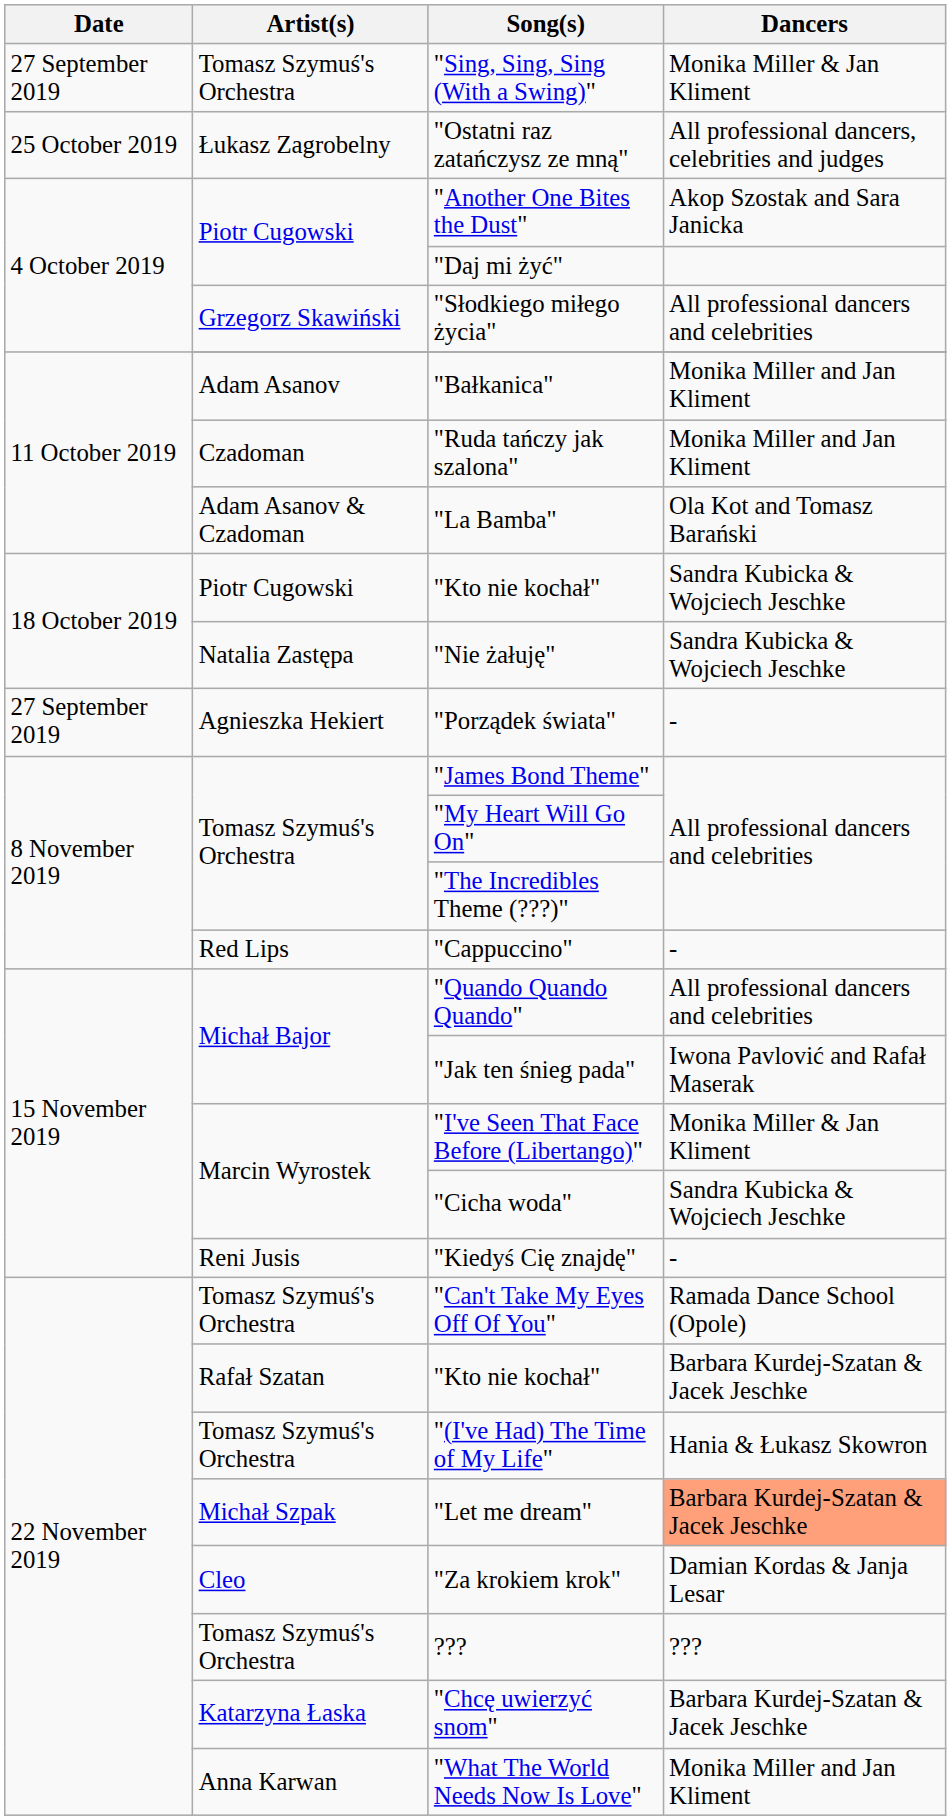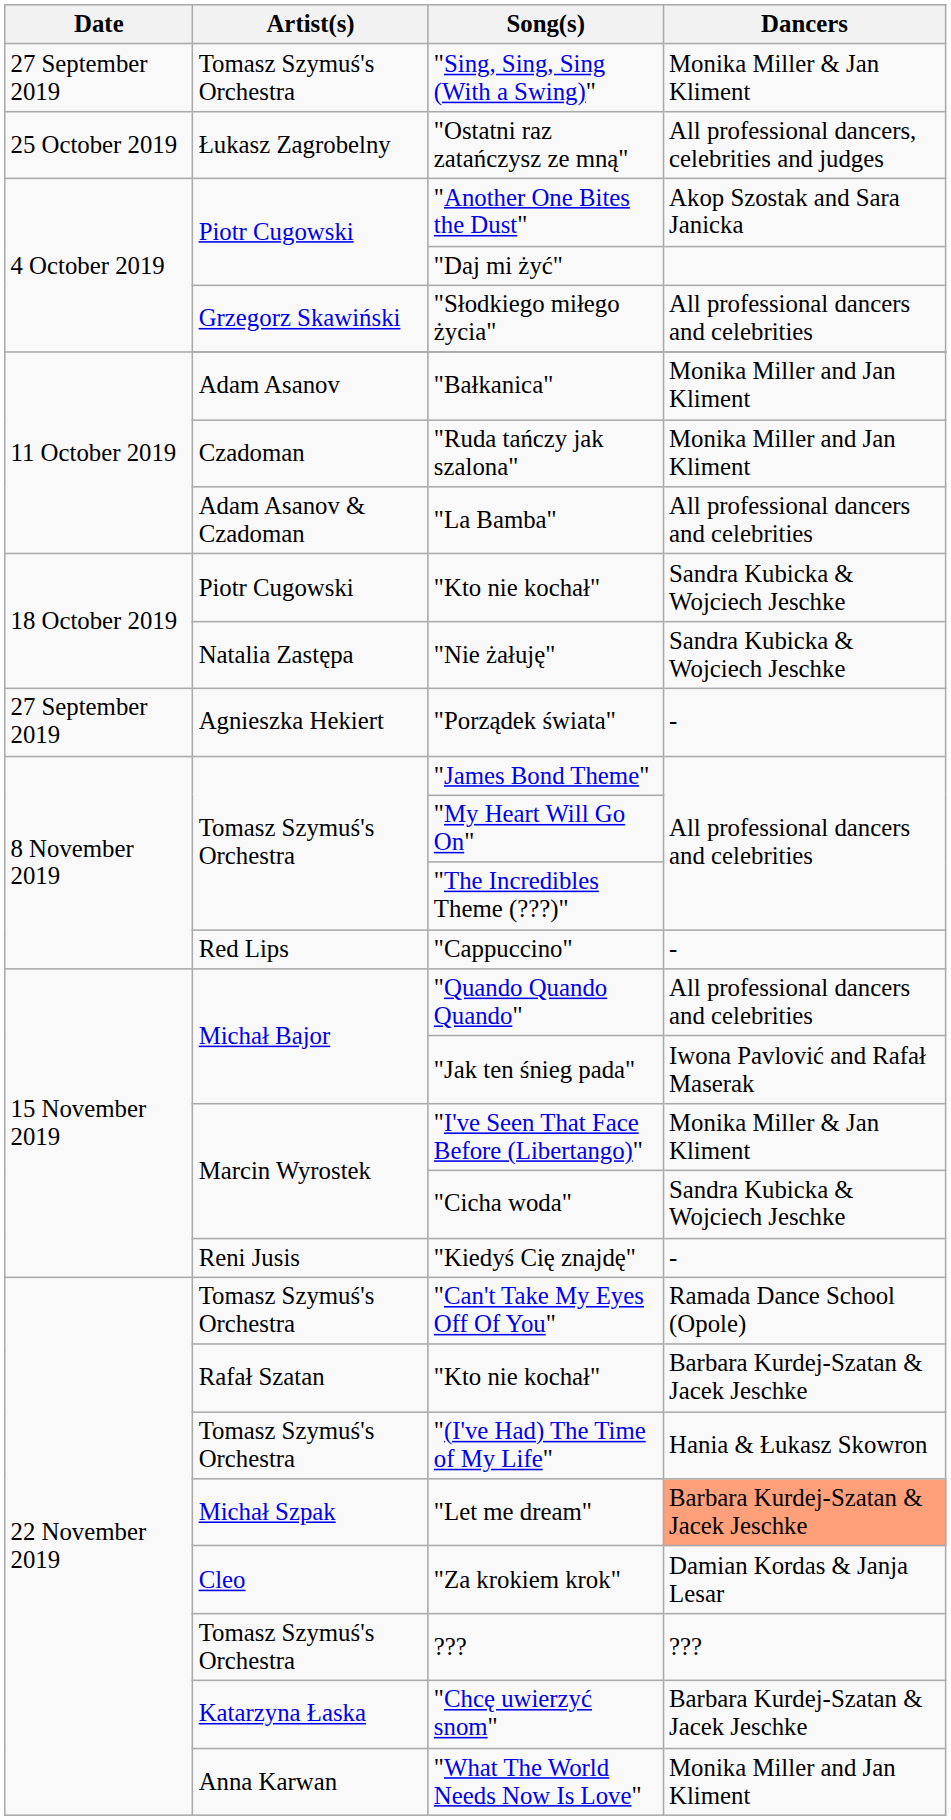(771, 520) Ola Kot and Tomasz Barański -> (790, 520) All professional dancers and celebrities
